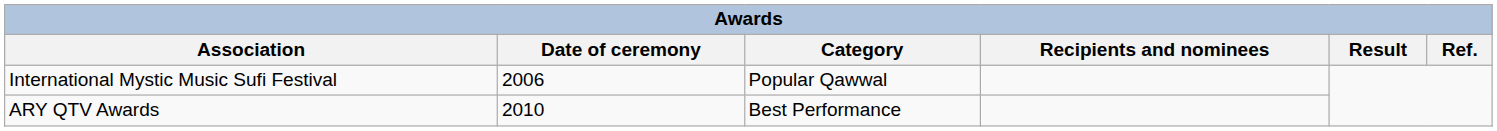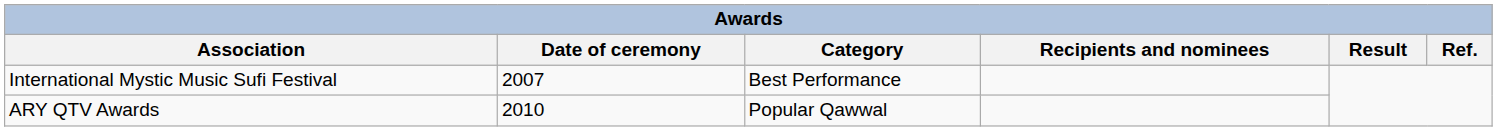(523, 79) 2006 -> (523, 79) 2007
(818, 79) Popular Qawwal -> (825, 79) Best Performance
(825, 110) Best Performance -> (818, 110) Popular Qawwal
